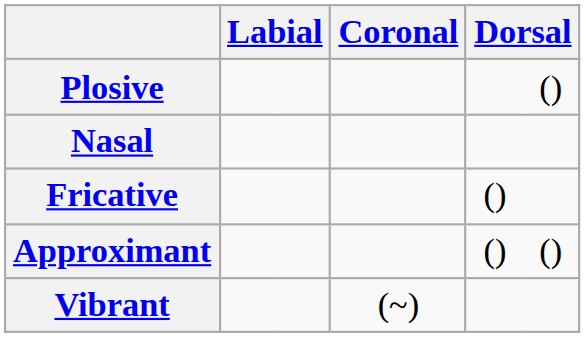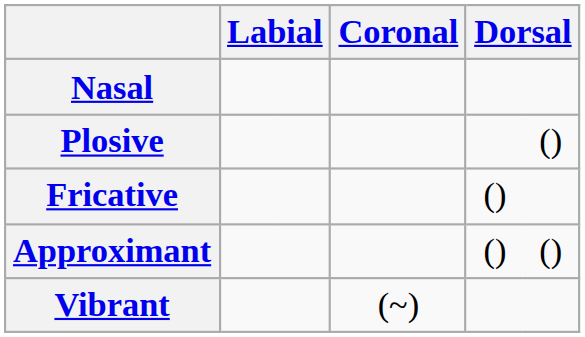rows swapped: (112, 140) <-> (112, 86)
